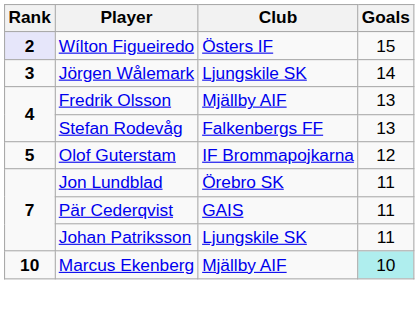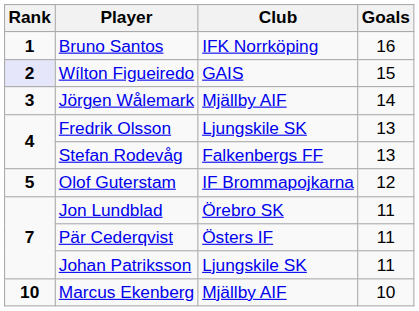+ row: (111, 45)
(238, 45) Östers IF -> (223, 73) GAIS
(254, 73) Ljungskile SK -> (244, 100) Mjällby AIF
(244, 100) Mjällby AIF -> (254, 127) Ljungskile SK
(223, 210) GAIS -> (238, 237) Östers IF
(386, 264) paleturquoise background -> (386, 292) no background
